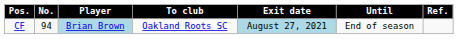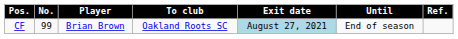(46, 26) 94 -> (46, 26) 99
(95, 26) lightblue background -> (95, 26) no background
